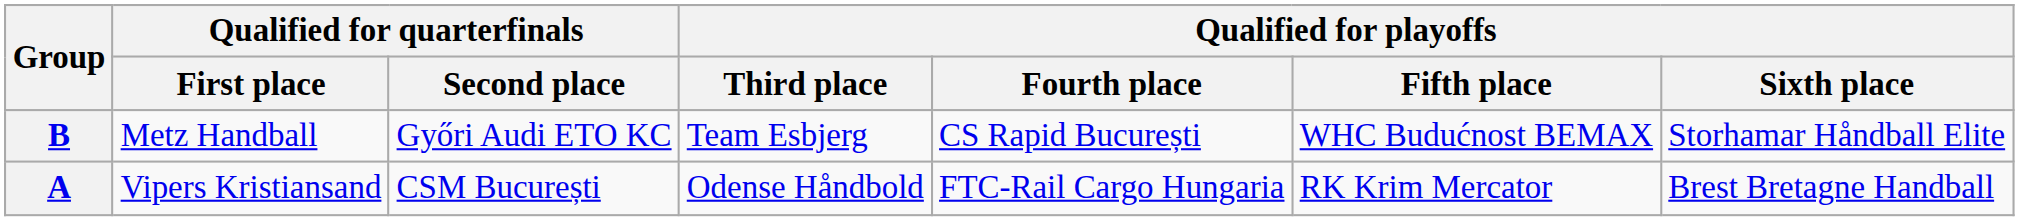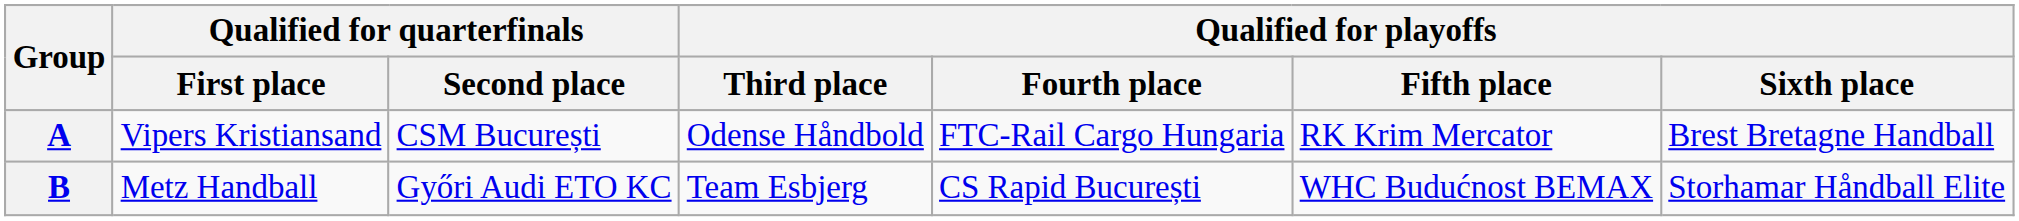rows swapped: (59, 187) <-> (59, 135)
